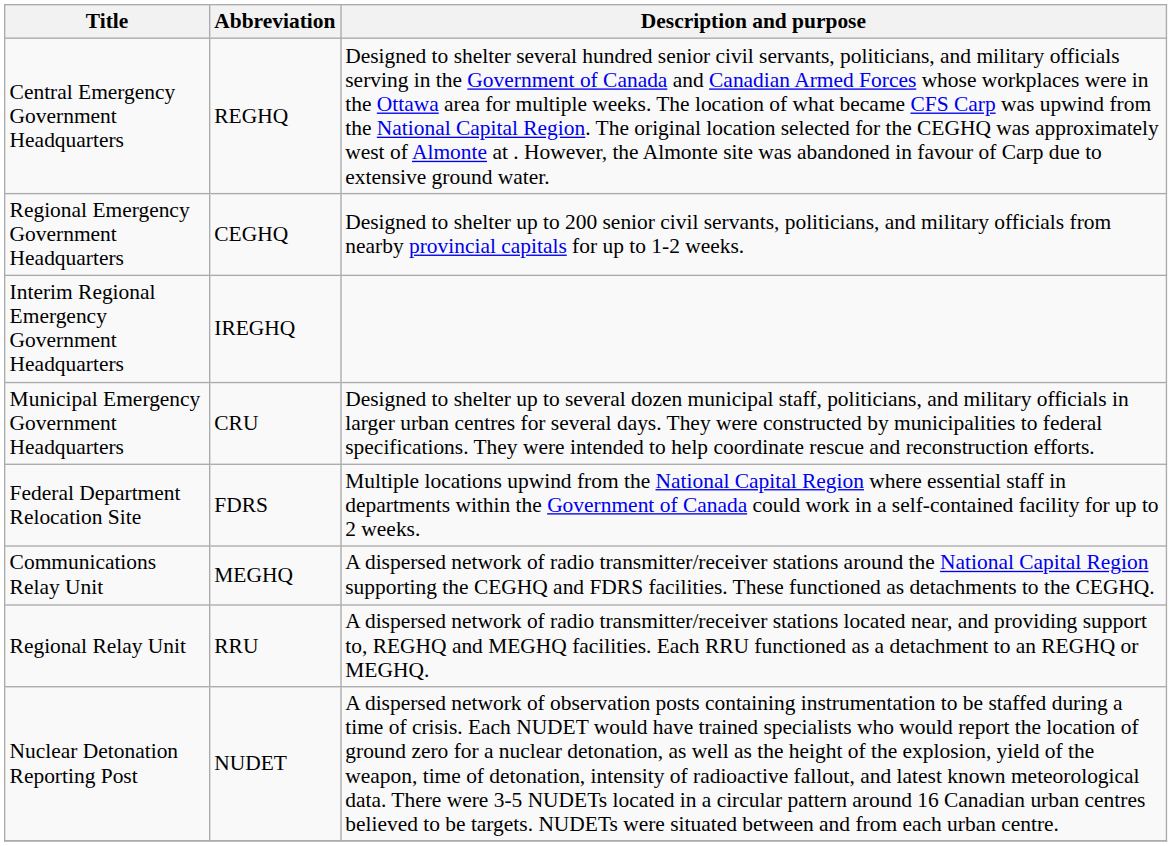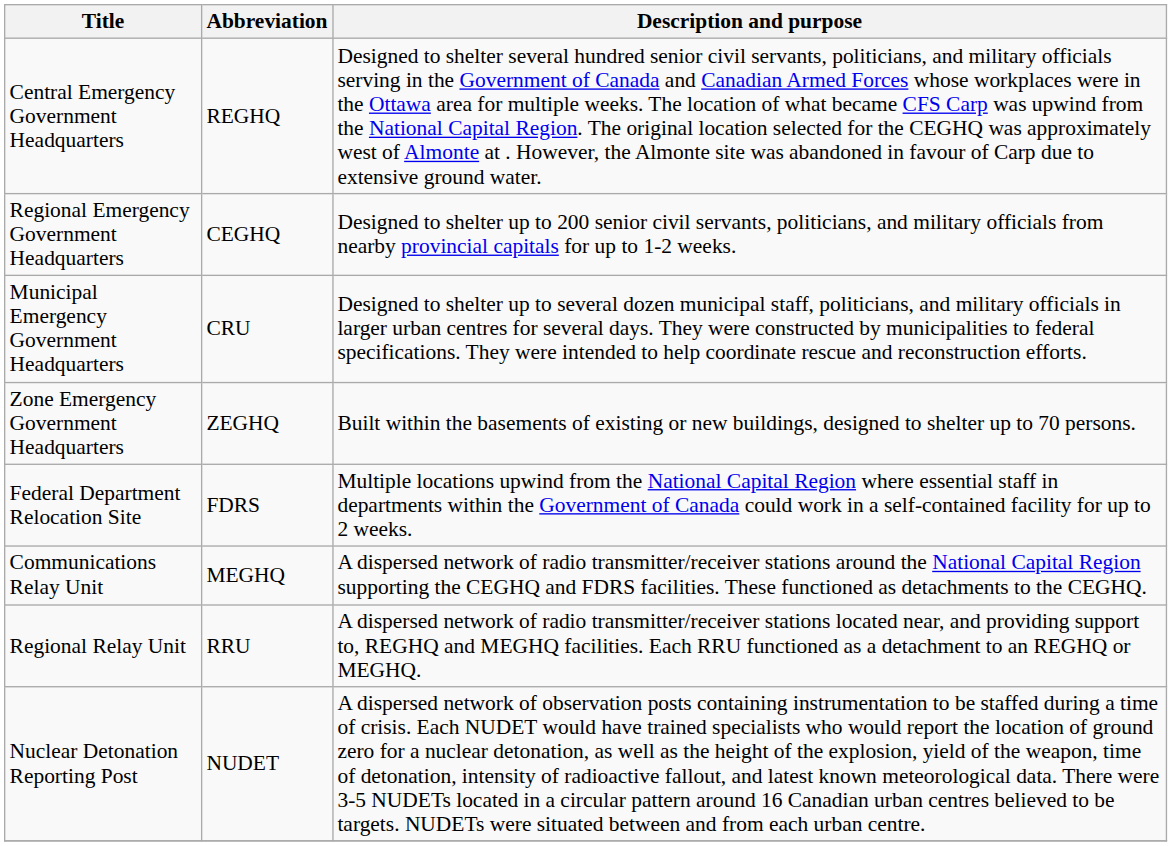- row: (83, 328)
+ row: (83, 422)
